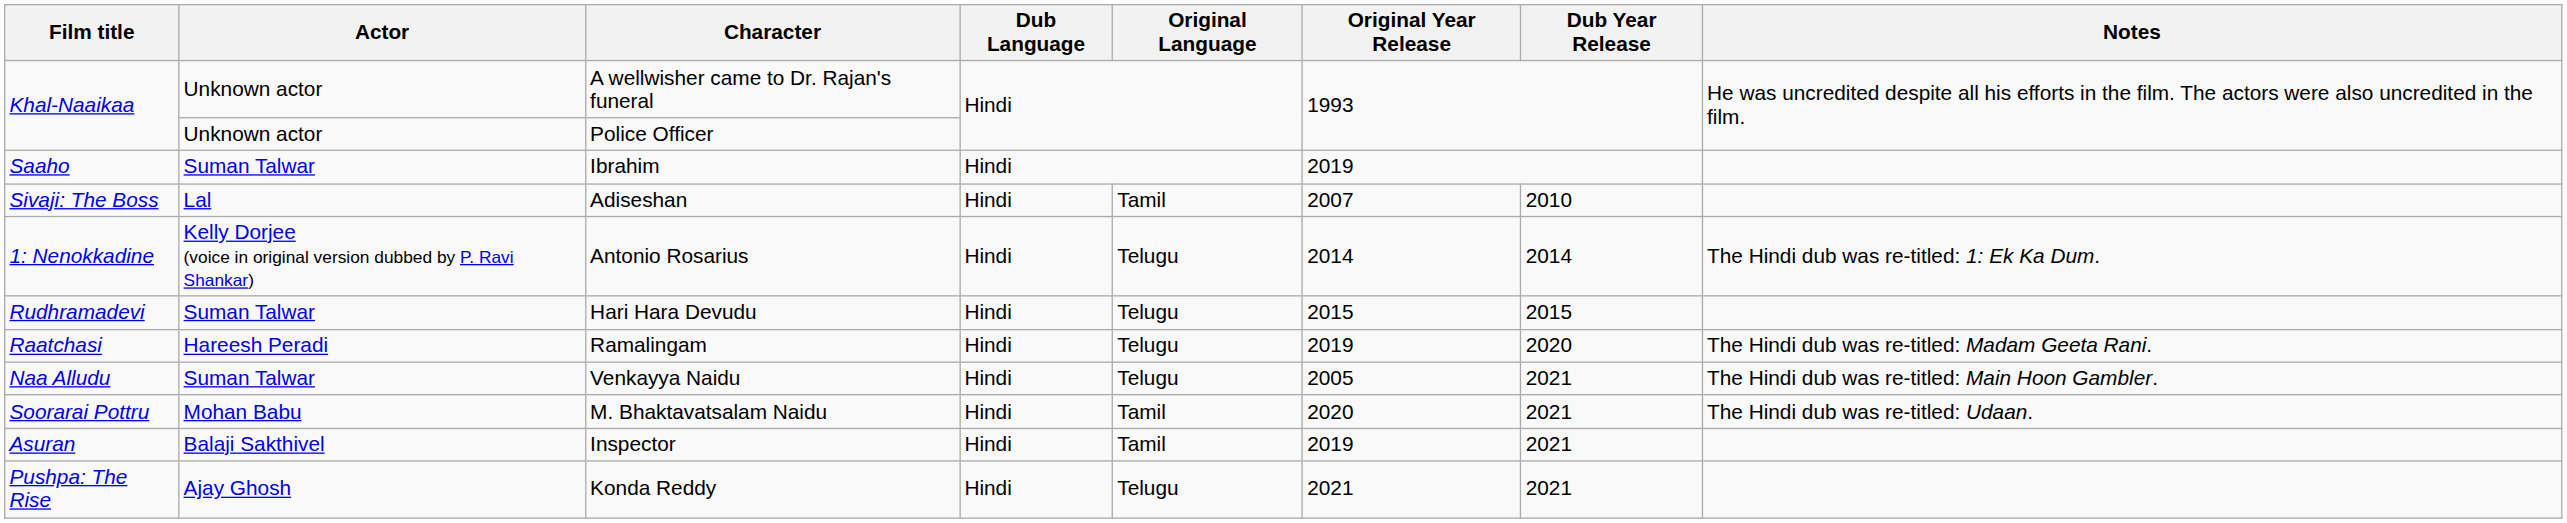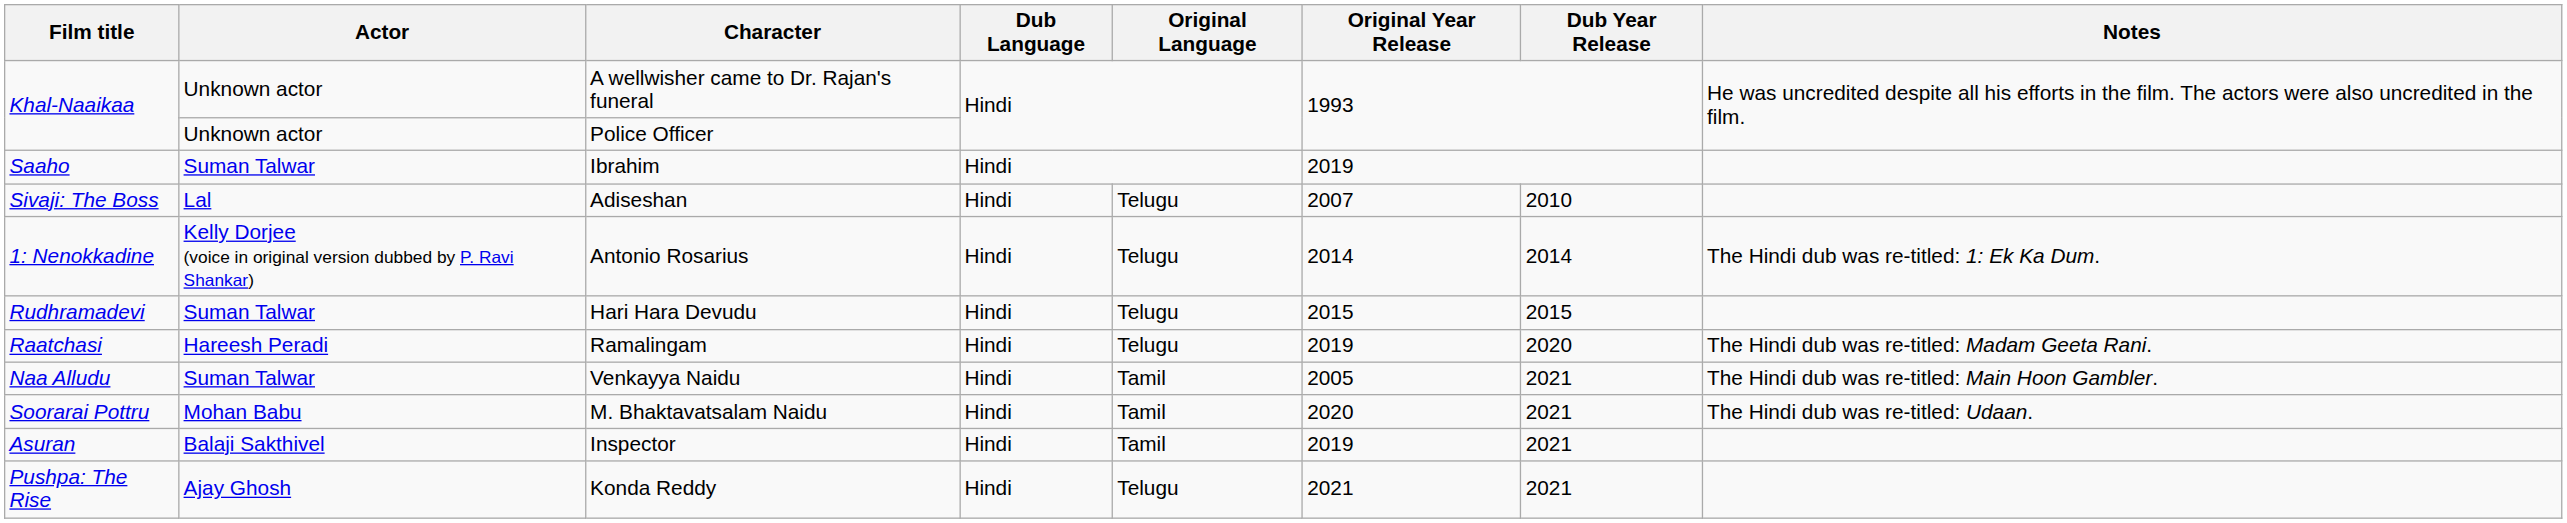(1142, 199) Tamil -> (1148, 199) Telugu
(1148, 378) Telugu -> (1142, 378) Tamil
